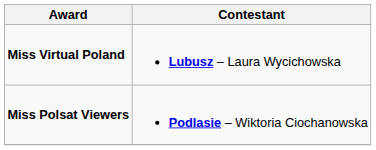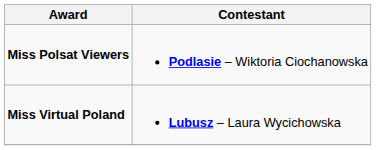rows swapped: (68, 115) <-> (66, 55)
